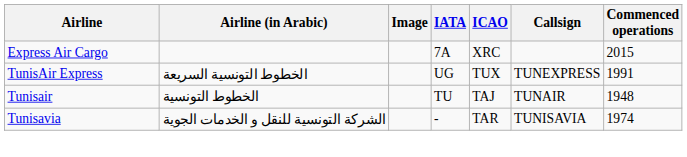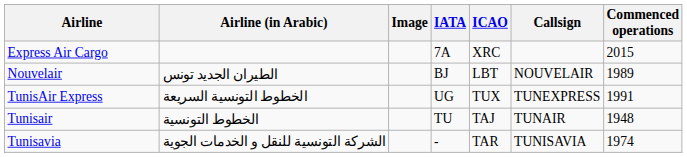+ row: (35, 74)
